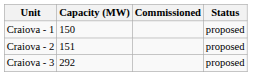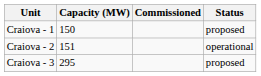(225, 46) proposed -> (230, 46) operational
(67, 63) 292 -> (67, 63) 295
